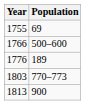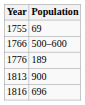- row: (17, 76)
+ row: (17, 92)
